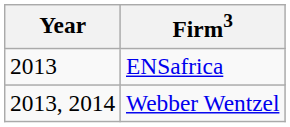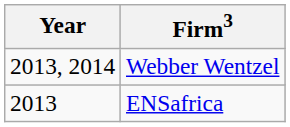rows swapped: (175, 66) <-> (203, 103)
